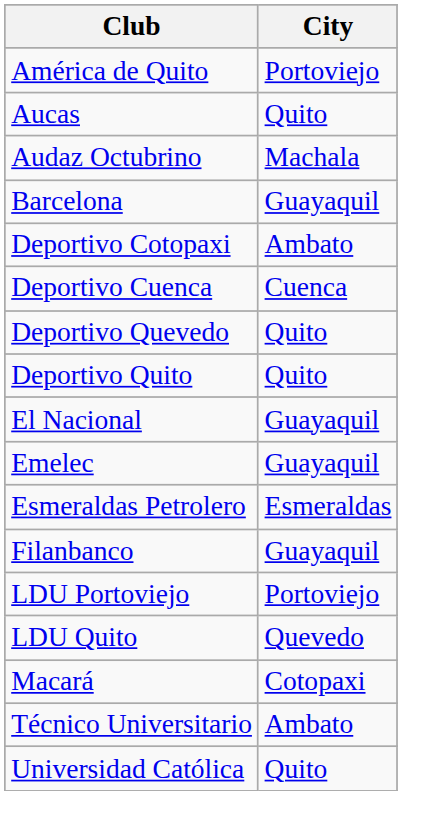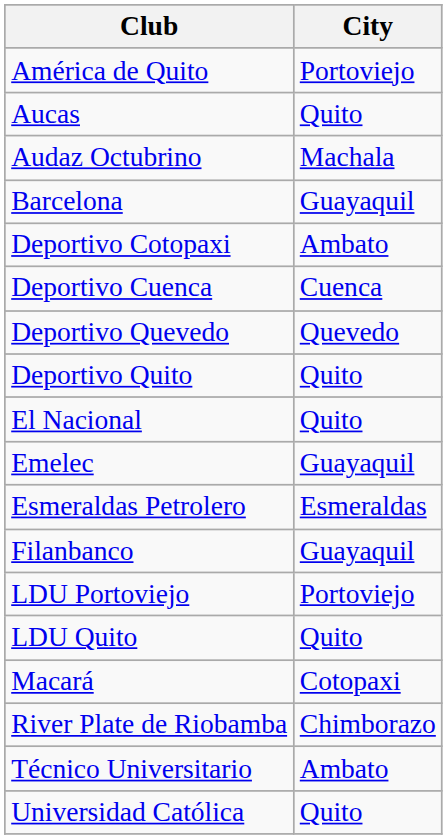(296, 331) Quito -> (349, 331) Quevedo
(322, 419) Guayaquil -> (331, 419) Quito
(314, 637) Quevedo -> (331, 637) Quito
+ row: (149, 724)
